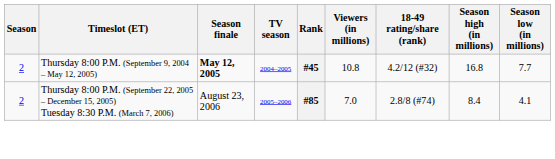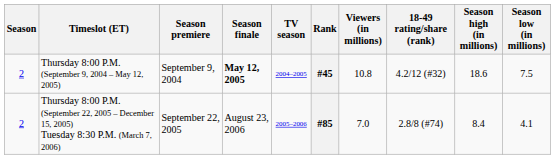+ column: (191, 29)
(474, 68) 16.8 -> (479, 73) 18.6
(525, 68) 7.7 -> (527, 73) 7.5
